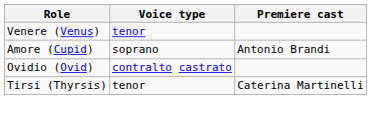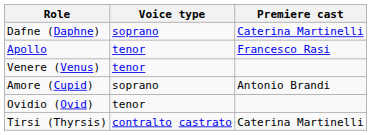+ row: (54, 31)
+ row: (27, 49)
(172, 67) contralto castrato -> (129, 103) tenor
(129, 85) tenor -> (172, 121) contralto castrato
